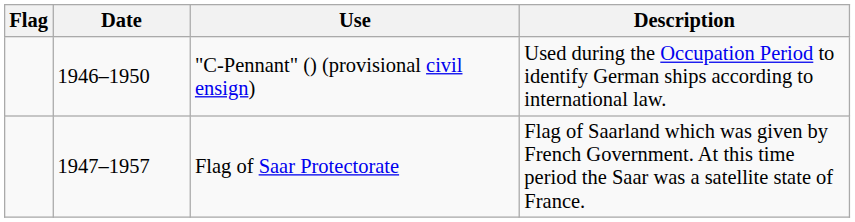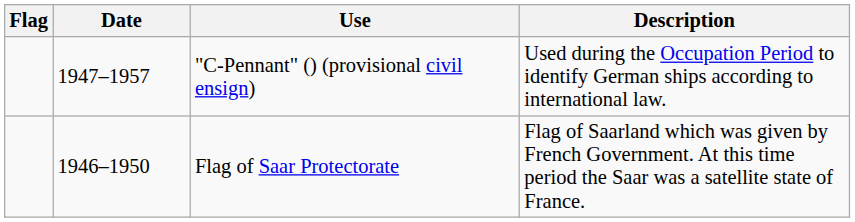(104, 76) 1946–1950 -> (104, 76) 1947–1957
(104, 166) 1947–1957 -> (104, 166) 1946–1950
